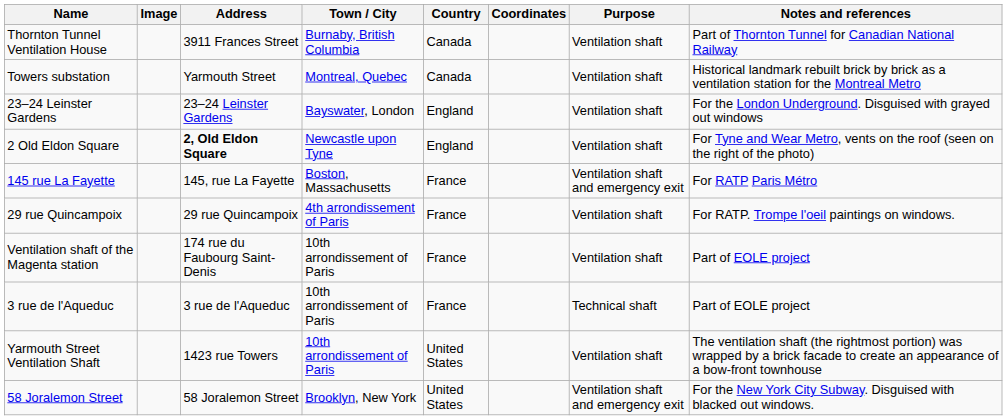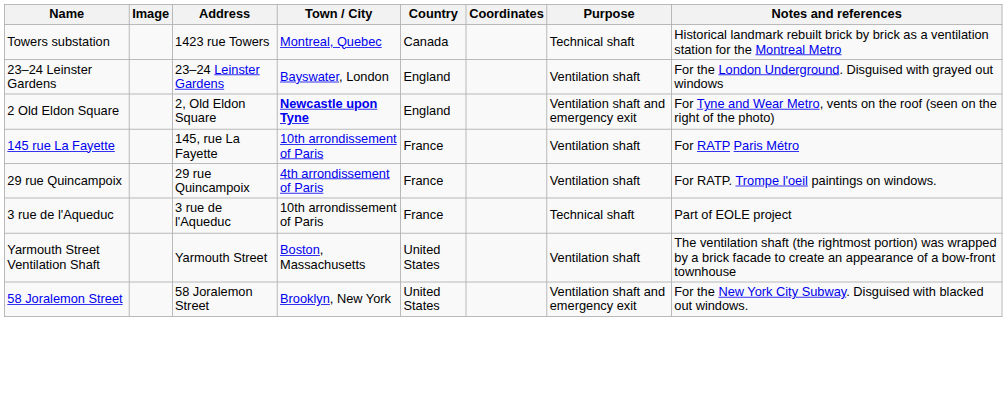- row: (57, 42)
(230, 76) Yarmouth Street -> (222, 42) 1423 rue Towers
(617, 76) Ventilation shaft -> (592, 42) Technical shaft
(221, 146) bold -> (210, 111) normal
(351, 146) normal -> (329, 111) bold
(617, 146) Ventilation shaft -> (607, 111) Ventilation shaft and emergency exit
(348, 180) Boston, Massachusetts -> (338, 146) 10th arrondissement of Paris
(628, 180) Ventilation shaft and emergency exit -> (595, 146) Ventilation shaft
- row: (70, 257)
(231, 355) 1423 rue Towers -> (221, 257) Yarmouth Street
(356, 355) 10th arrondissement of Paris -> (323, 257) Boston, Massachusetts
